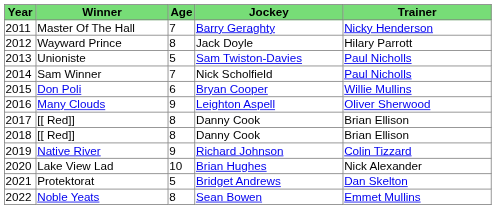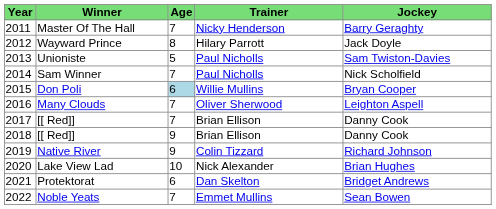columns swapped: (269, 12) <-> (417, 12)
(172, 89) no background -> (172, 89) lightblue background
(172, 104) 9 -> (172, 104) 7
(172, 120) 8 -> (172, 120) 7
(172, 135) 8 -> (172, 135) 9
(172, 181) 5 -> (172, 181) 6
(172, 197) 8 -> (172, 197) 7
